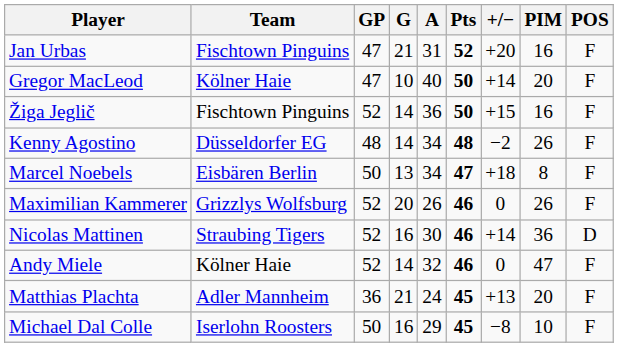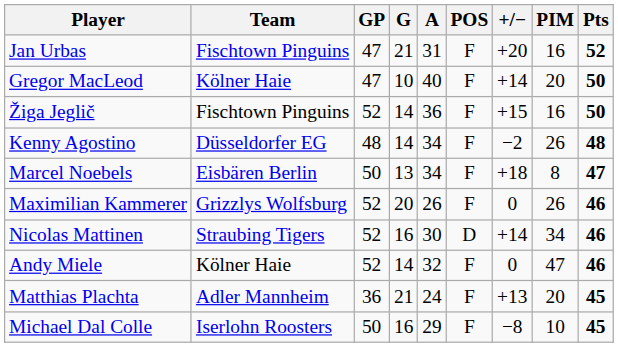columns swapped: (463, 19) <-> (590, 19)
(543, 234) 36 -> (555, 234) 34
